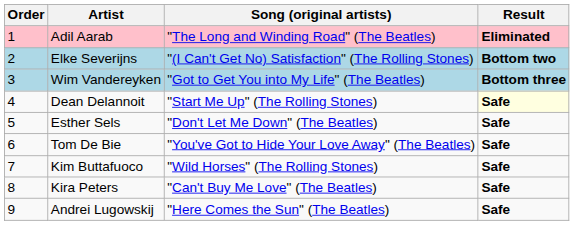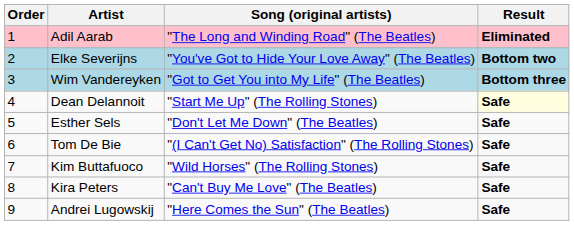(320, 58) "(I Can't Get No) Satisfaction" (The Rolling Stones) -> (321, 58) "You've Got to Hide Your Love Away" (The Beatles)
(321, 144) "You've Got to Hide Your Love Away" (The Beatles) -> (320, 144) "(I Can't Get No) Satisfaction" (The Rolling Stones)
